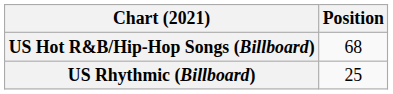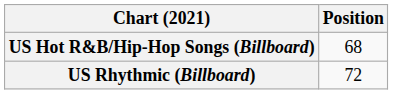(353, 74) 25 -> (353, 74) 72
